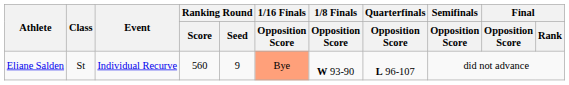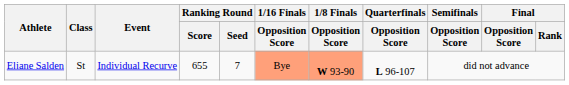(200, 66) 560 -> (200, 66) 655
(237, 66) 9 -> (237, 66) 7
(336, 72) no background -> (336, 72) lightsalmon background
